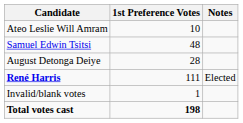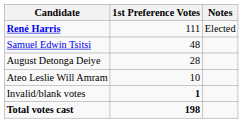rows swapped: (34, 77) <-> (57, 28)
(198, 93) normal -> (198, 93) bold
